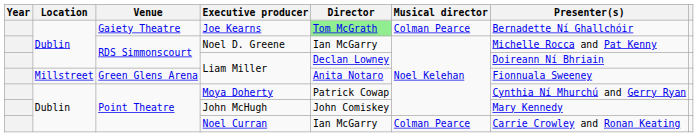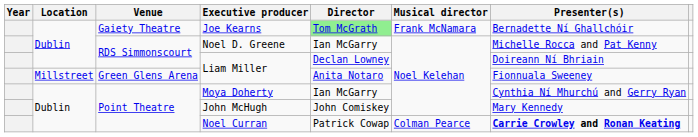(432, 28) Colman Pearce -> (435, 28) Frank McNamara
(351, 92) Patrick Cowap -> (345, 92) Ian McGarry
(345, 124) Ian McGarry -> (351, 124) Patrick Cowap
(586, 124) normal -> (586, 124) bold
